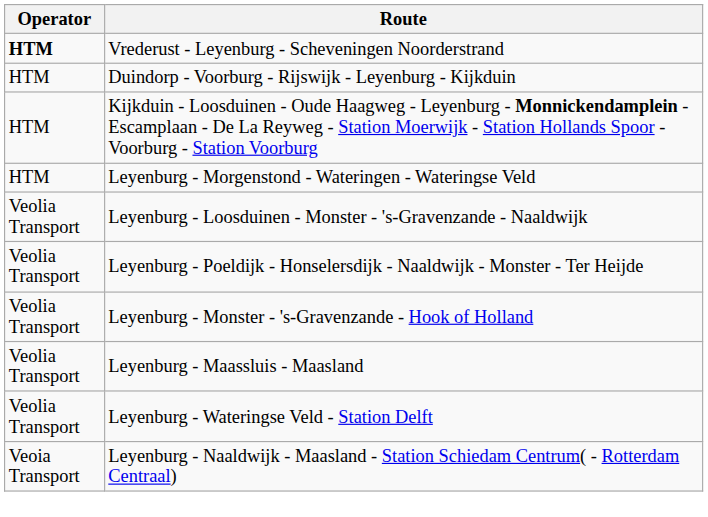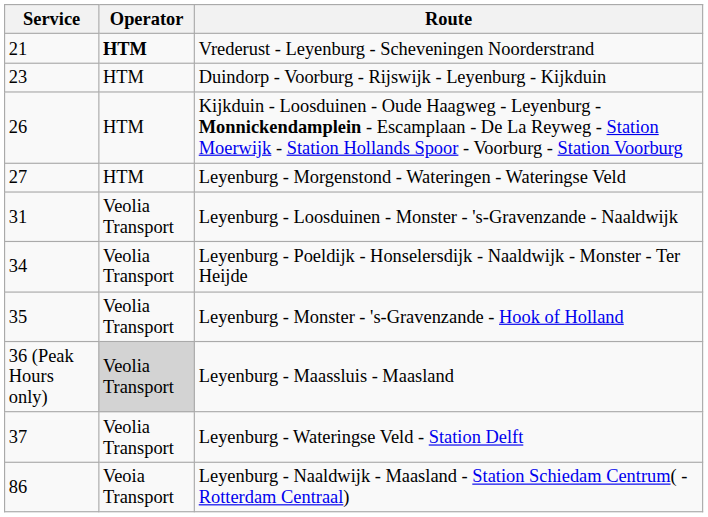+ column: (52, 19)
(44, 366) no background -> (138, 376) lightgrey background
